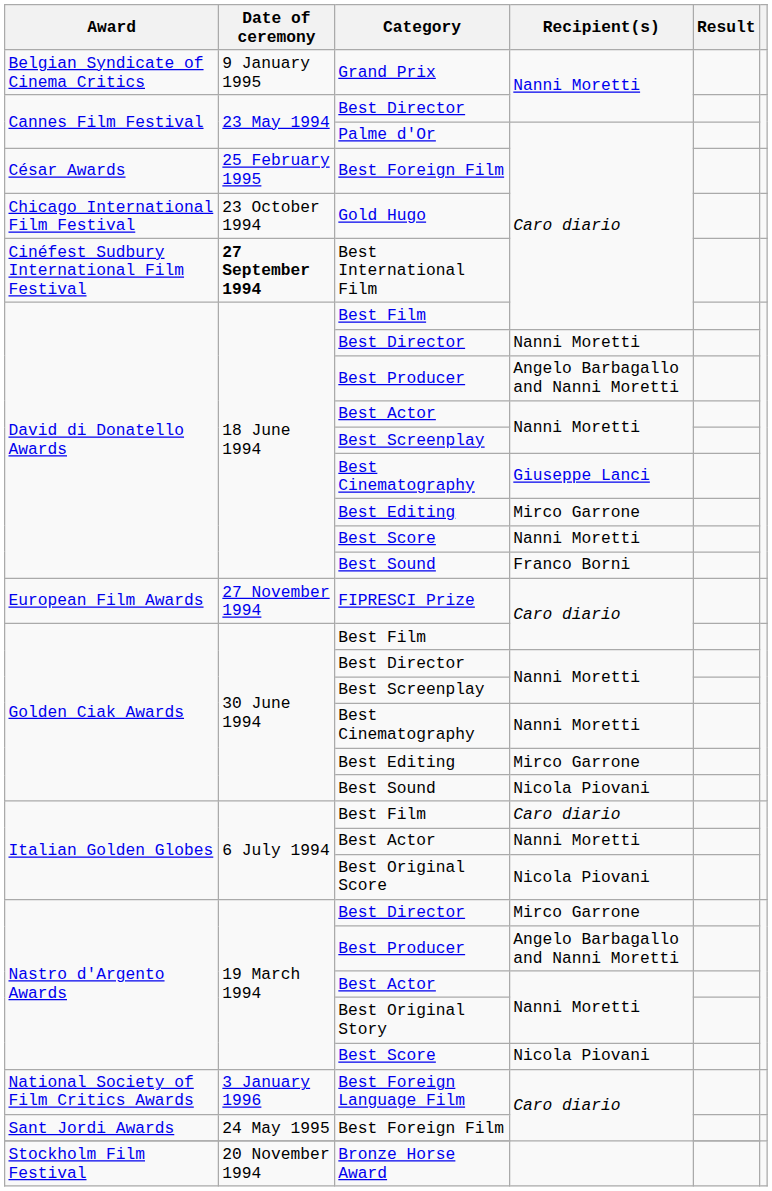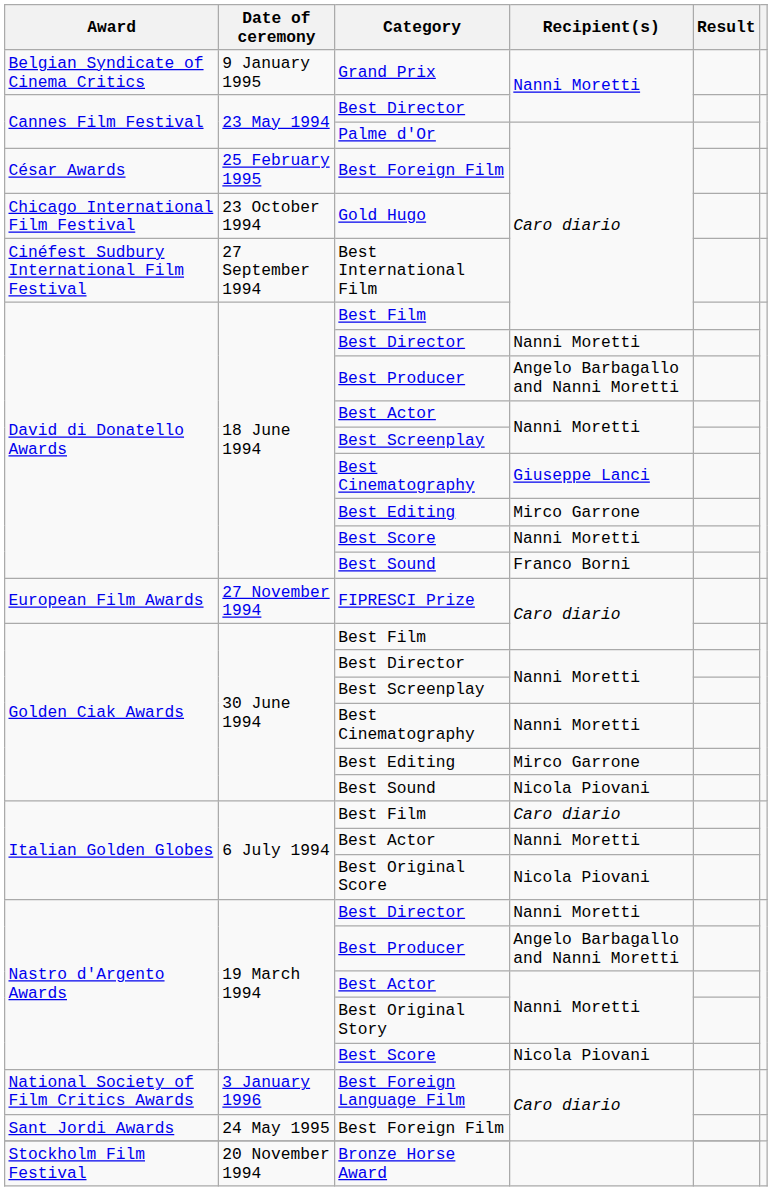(266, 271) bold -> (266, 271) normal
(577, 913) Mirco Garrone -> (577, 913) Nanni Moretti
